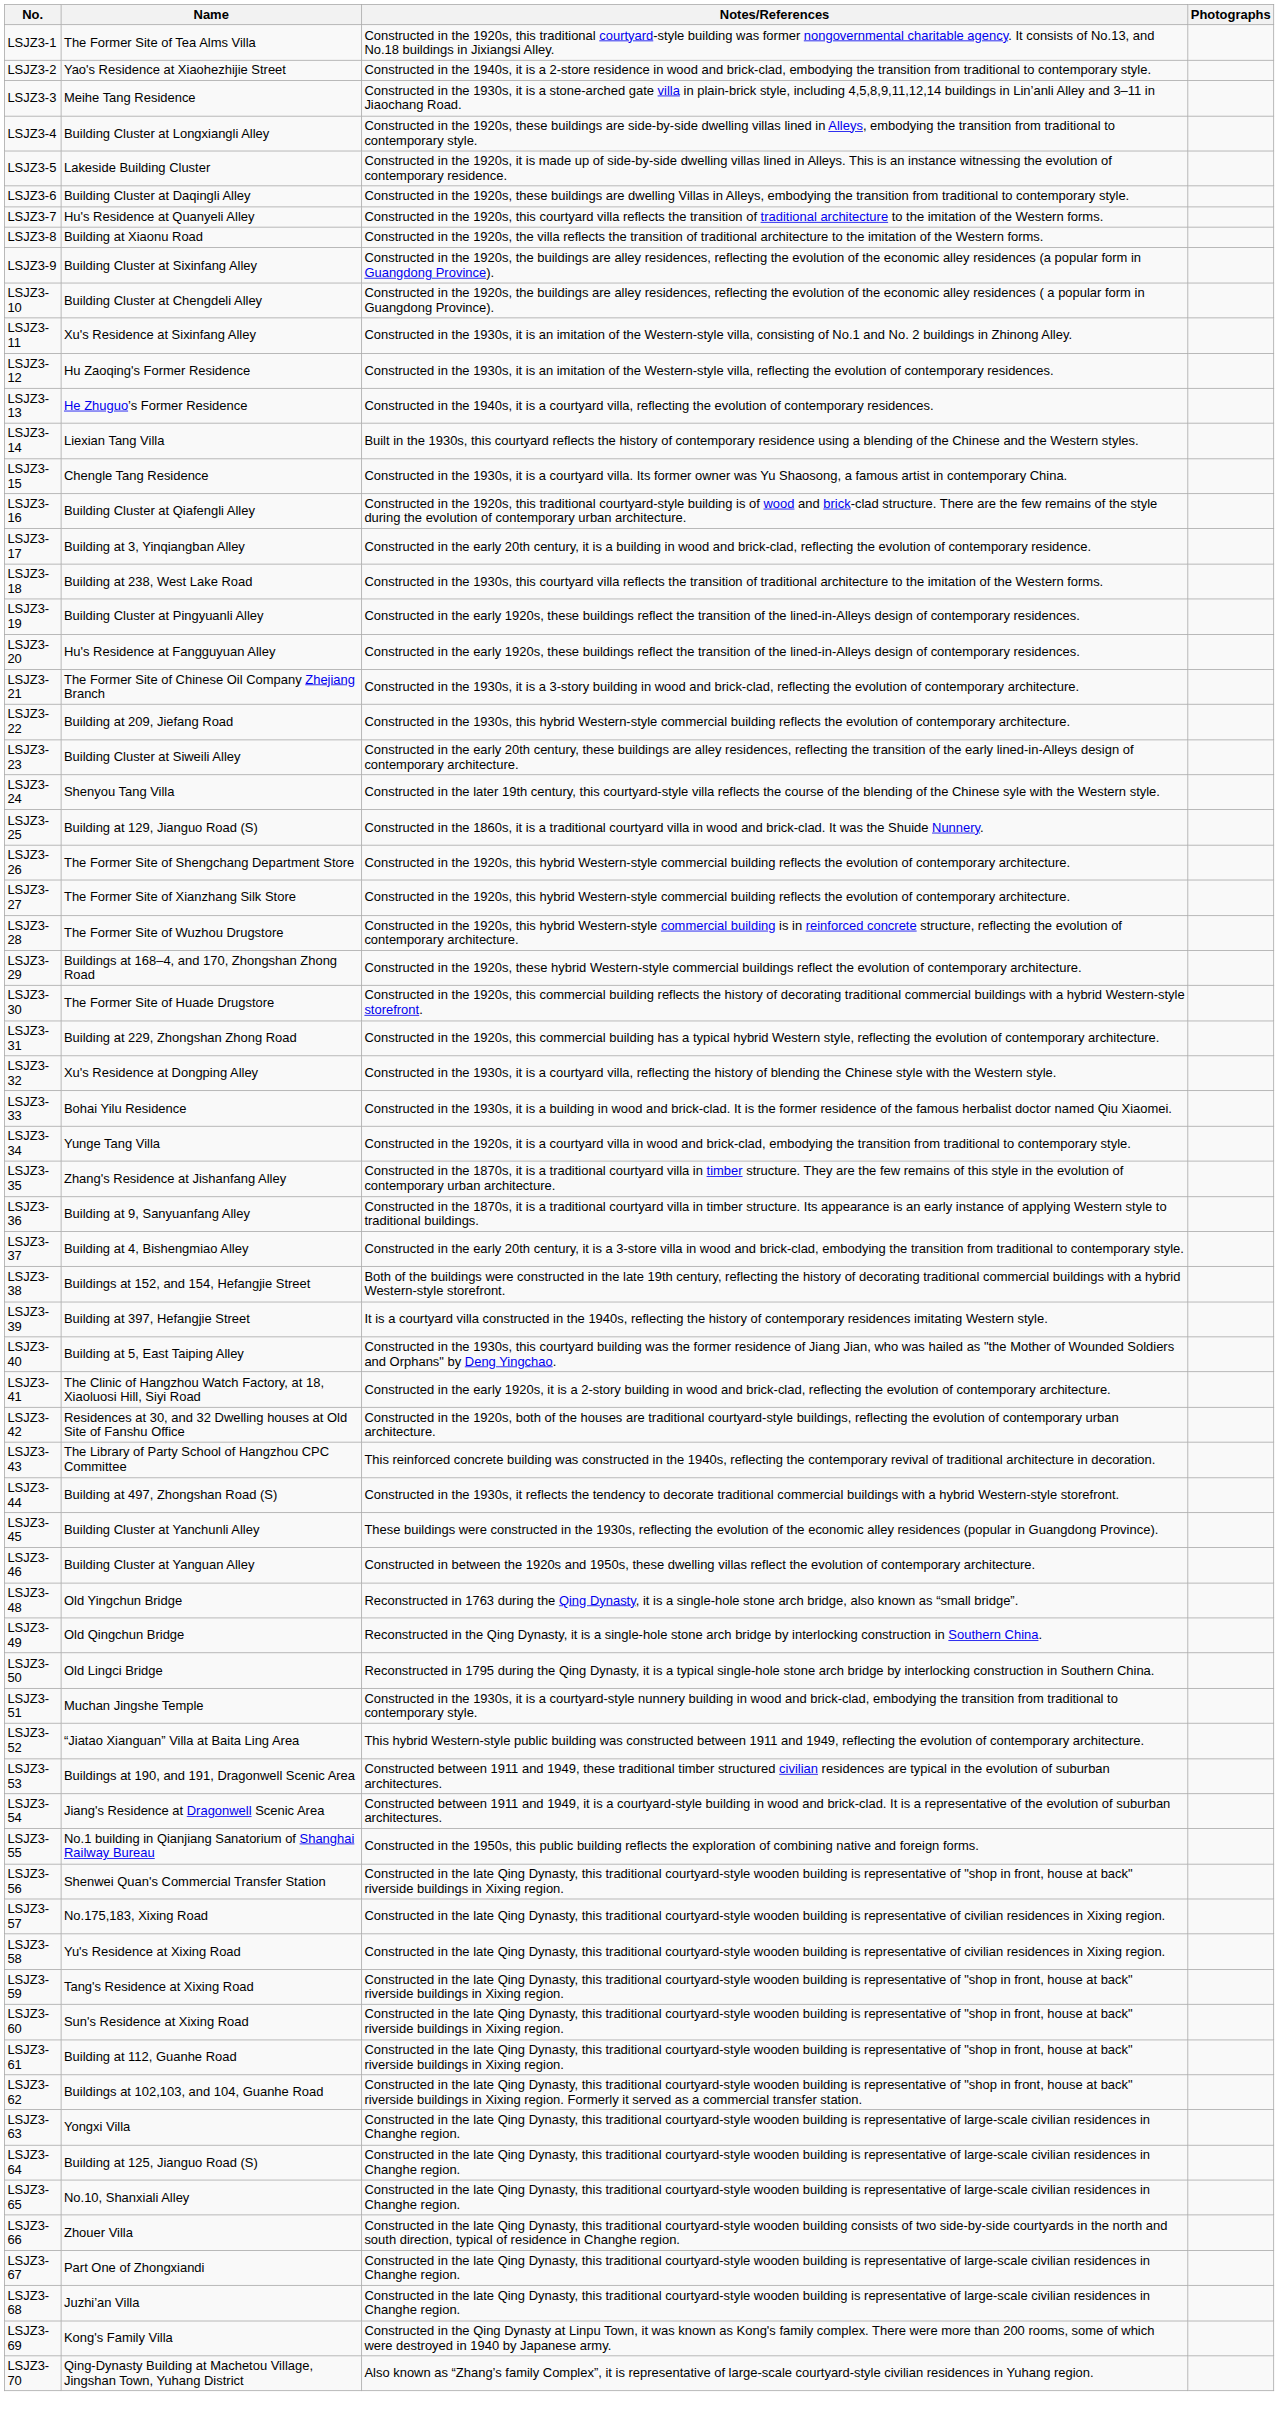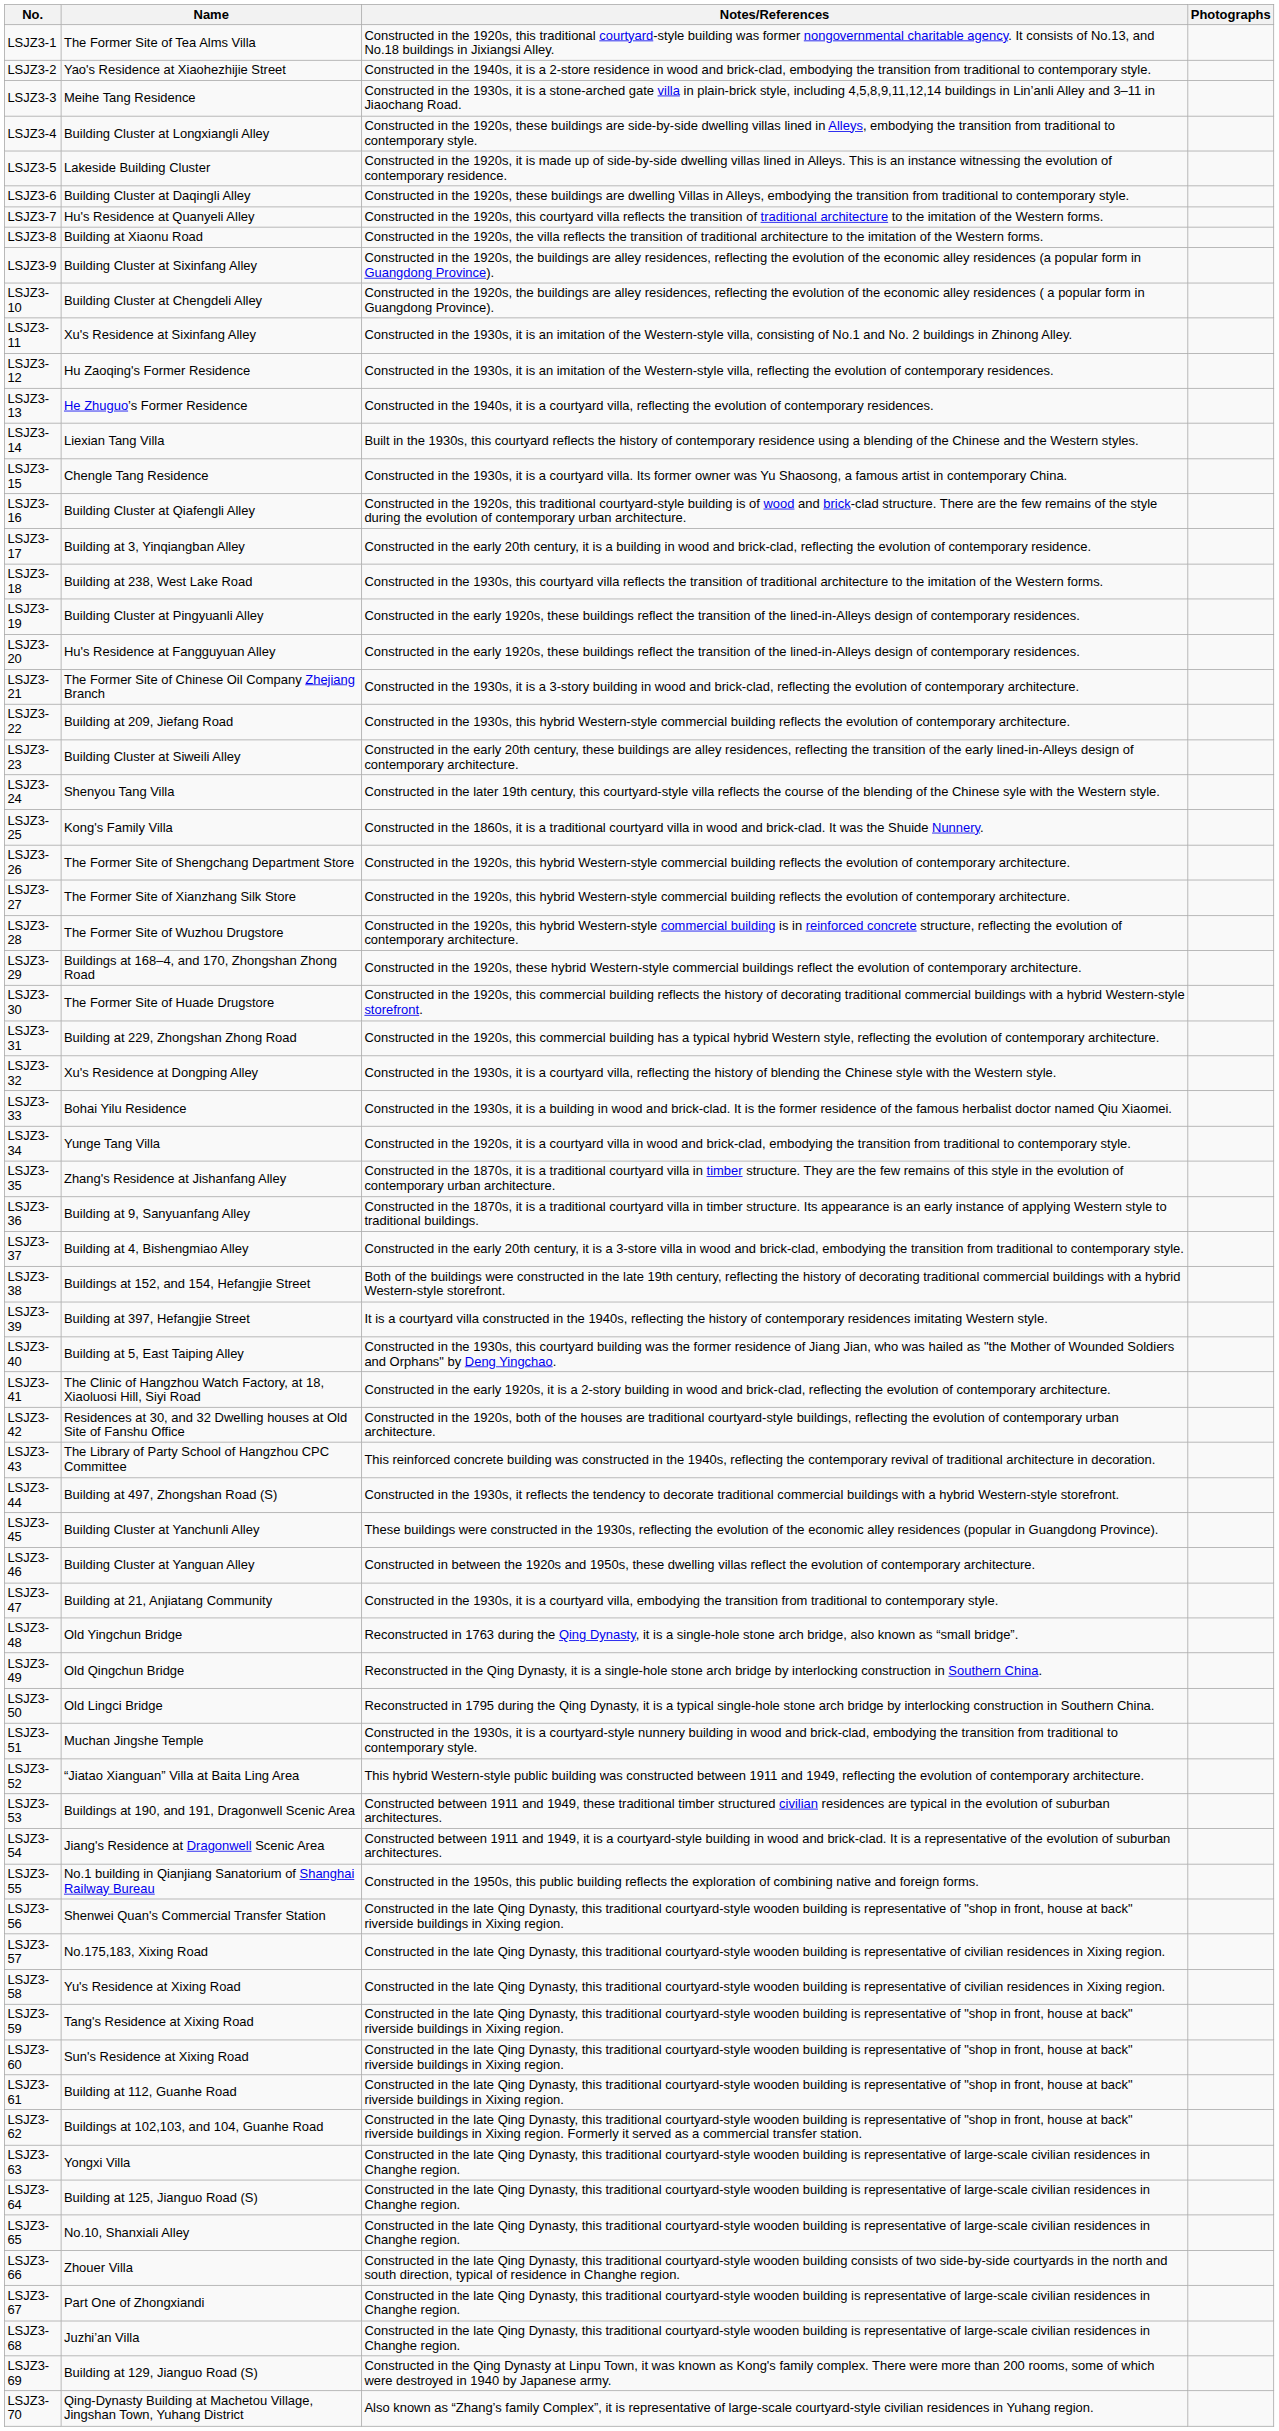(161, 827) Building at 129, Jianguo Road (S) -> (118, 827) Kong's Family Villa
+ row: (28, 1600)
(118, 2338) Kong's Family Villa -> (161, 2373) Building at 129, Jianguo Road (S)
